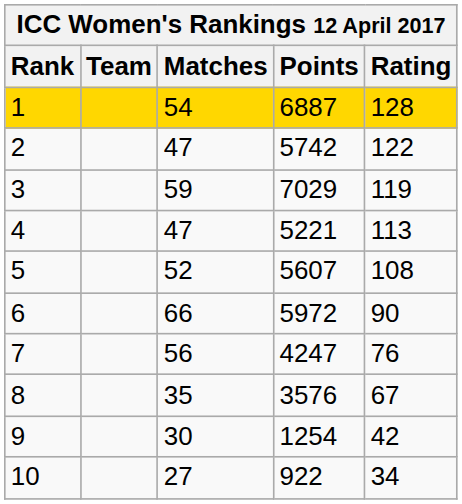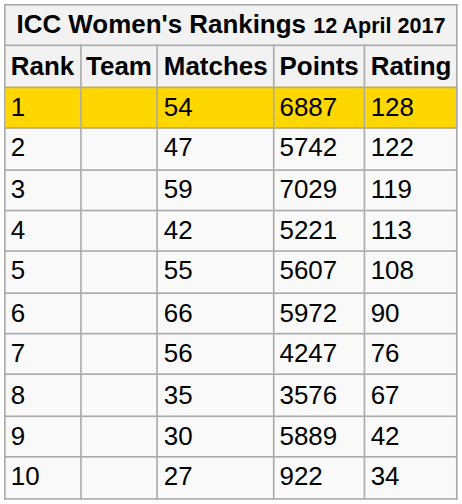(178, 230) 47 -> (178, 230) 42
(178, 271) 52 -> (178, 271) 55
(308, 436) 1254 -> (308, 436) 5889
